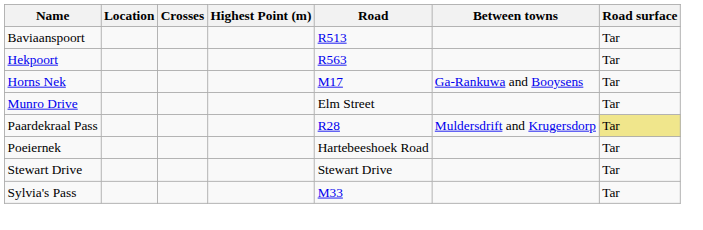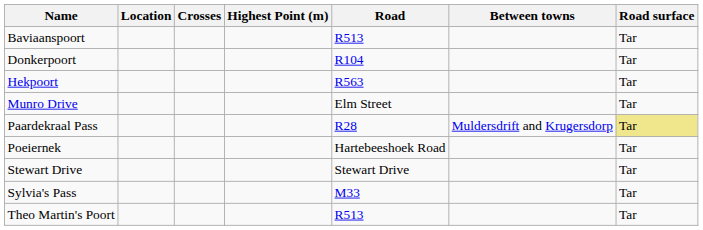+ row: (42, 59)
- row: (37, 81)
+ row: (61, 214)
